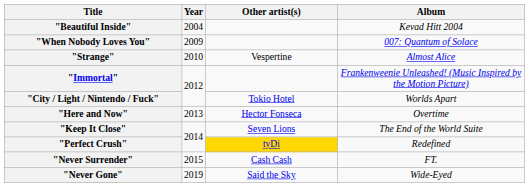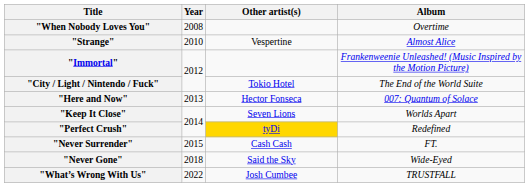- row: (93, 27)
(194, 42) 2009 -> (194, 27) 2008
(431, 42) 007: Quantum of Solace -> (431, 27) Overtime
(431, 99) Worlds Apart -> (431, 83) The End of the World Suite
(431, 114) Overtime -> (431, 99) 007: Quantum of Solace
(431, 129) The End of the World Suite -> (431, 114) Worlds Apart
(194, 175) 2019 -> (194, 159) 2018
+ row: (93, 175)
